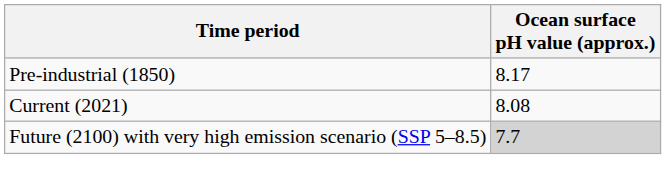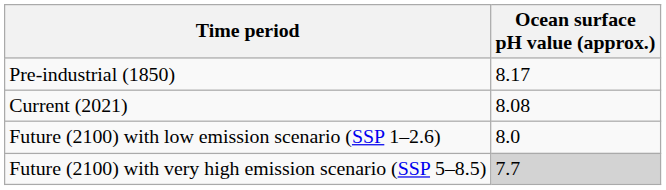+ row: (225, 136)
